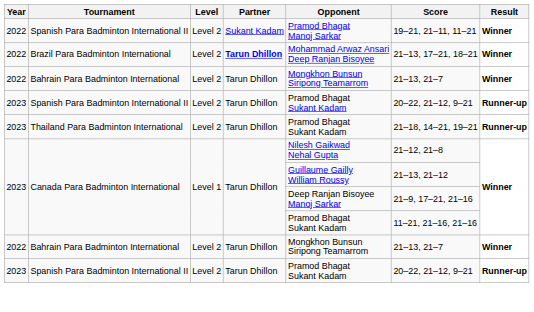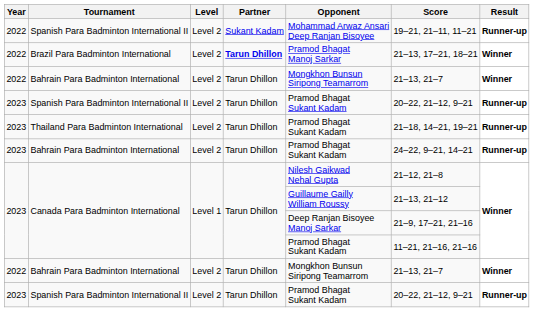(319, 31) Pramod Bhagat Manoj Sarkar -> (339, 31) Mohammad Arwaz Ansari Deep Ranjan Bisoyee
(497, 31) Winner -> (504, 31) Runner-up
(339, 55) Mohammad Arwaz Ansari Deep Ranjan Bisoyee -> (319, 55) Pramod Bhagat Manoj Sarkar
+ row: (16, 151)
